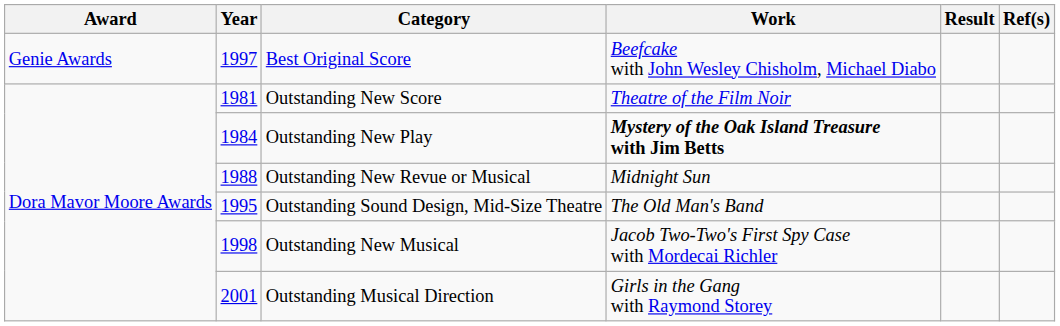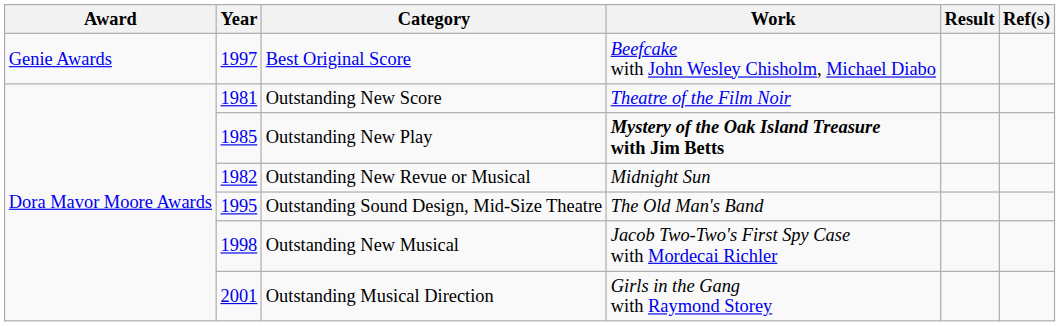(239, 137) 1984 -> (239, 137) 1985
(239, 177) 1988 -> (239, 177) 1982
